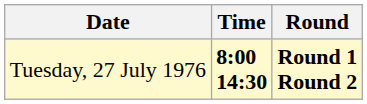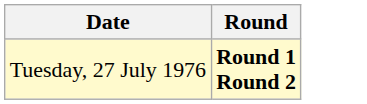- column: (242, 21)
